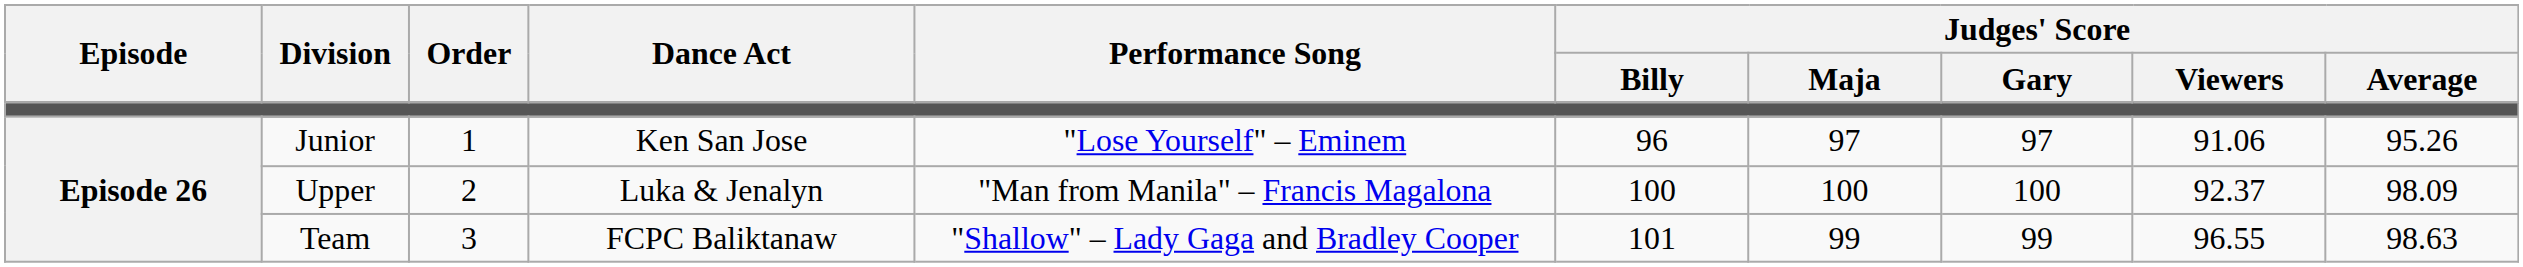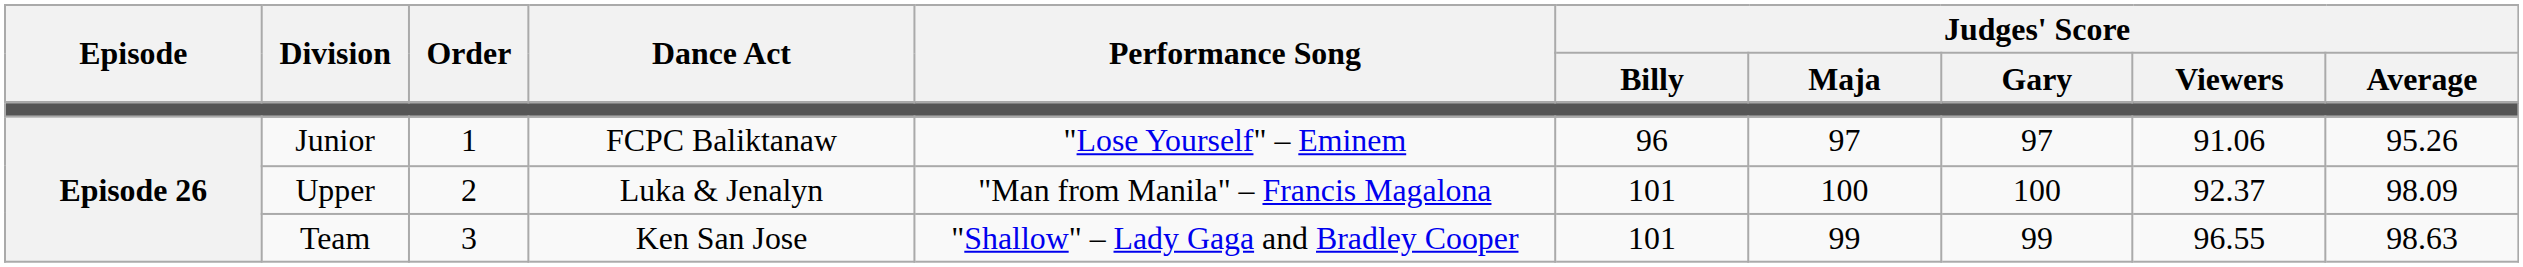(722, 141) Ken San Jose -> (722, 141) FCPC Baliktanaw
(1652, 189) 100 -> (1652, 189) 101
(722, 238) FCPC Baliktanaw -> (722, 238) Ken San Jose
